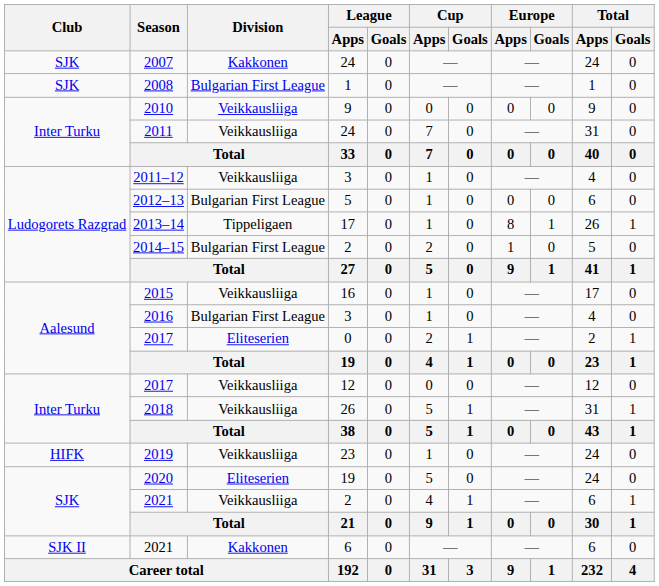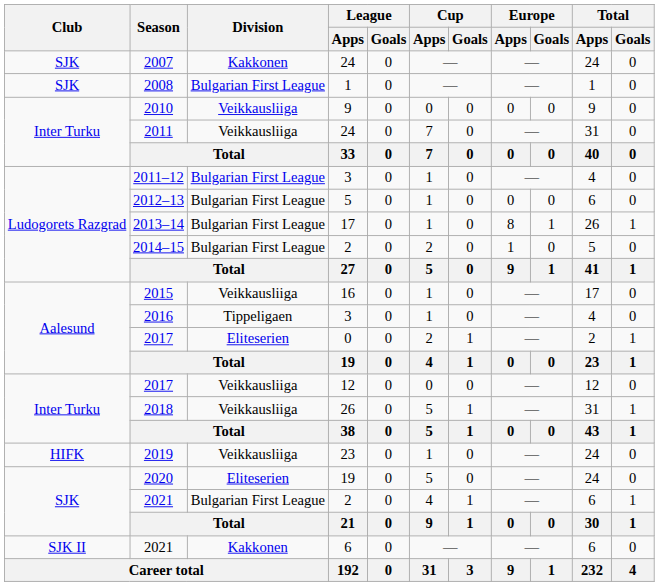(258, 177) Veikkausliiga -> (258, 177) Bulgarian First League
(258, 223) Tippeligaen -> (258, 223) Bulgarian First League
(258, 316) Bulgarian First League -> (258, 316) Tippeligaen
(258, 500) Veikkausliiga -> (258, 500) Bulgarian First League
